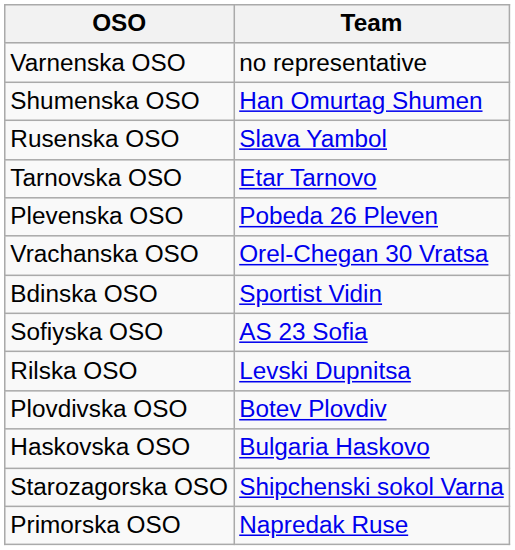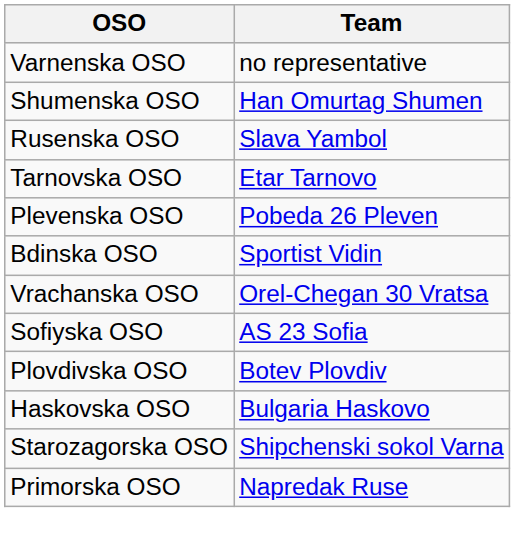rows swapped: (105, 255) <-> (84, 293)
- row: (74, 370)
